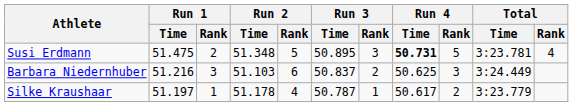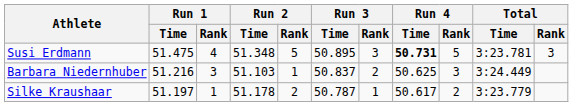(214, 53) 2 -> (214, 53) 4
(551, 53) 4 -> (551, 53) 3
(294, 72) 6 -> (294, 72) 1
(294, 92) 4 -> (294, 92) 2
